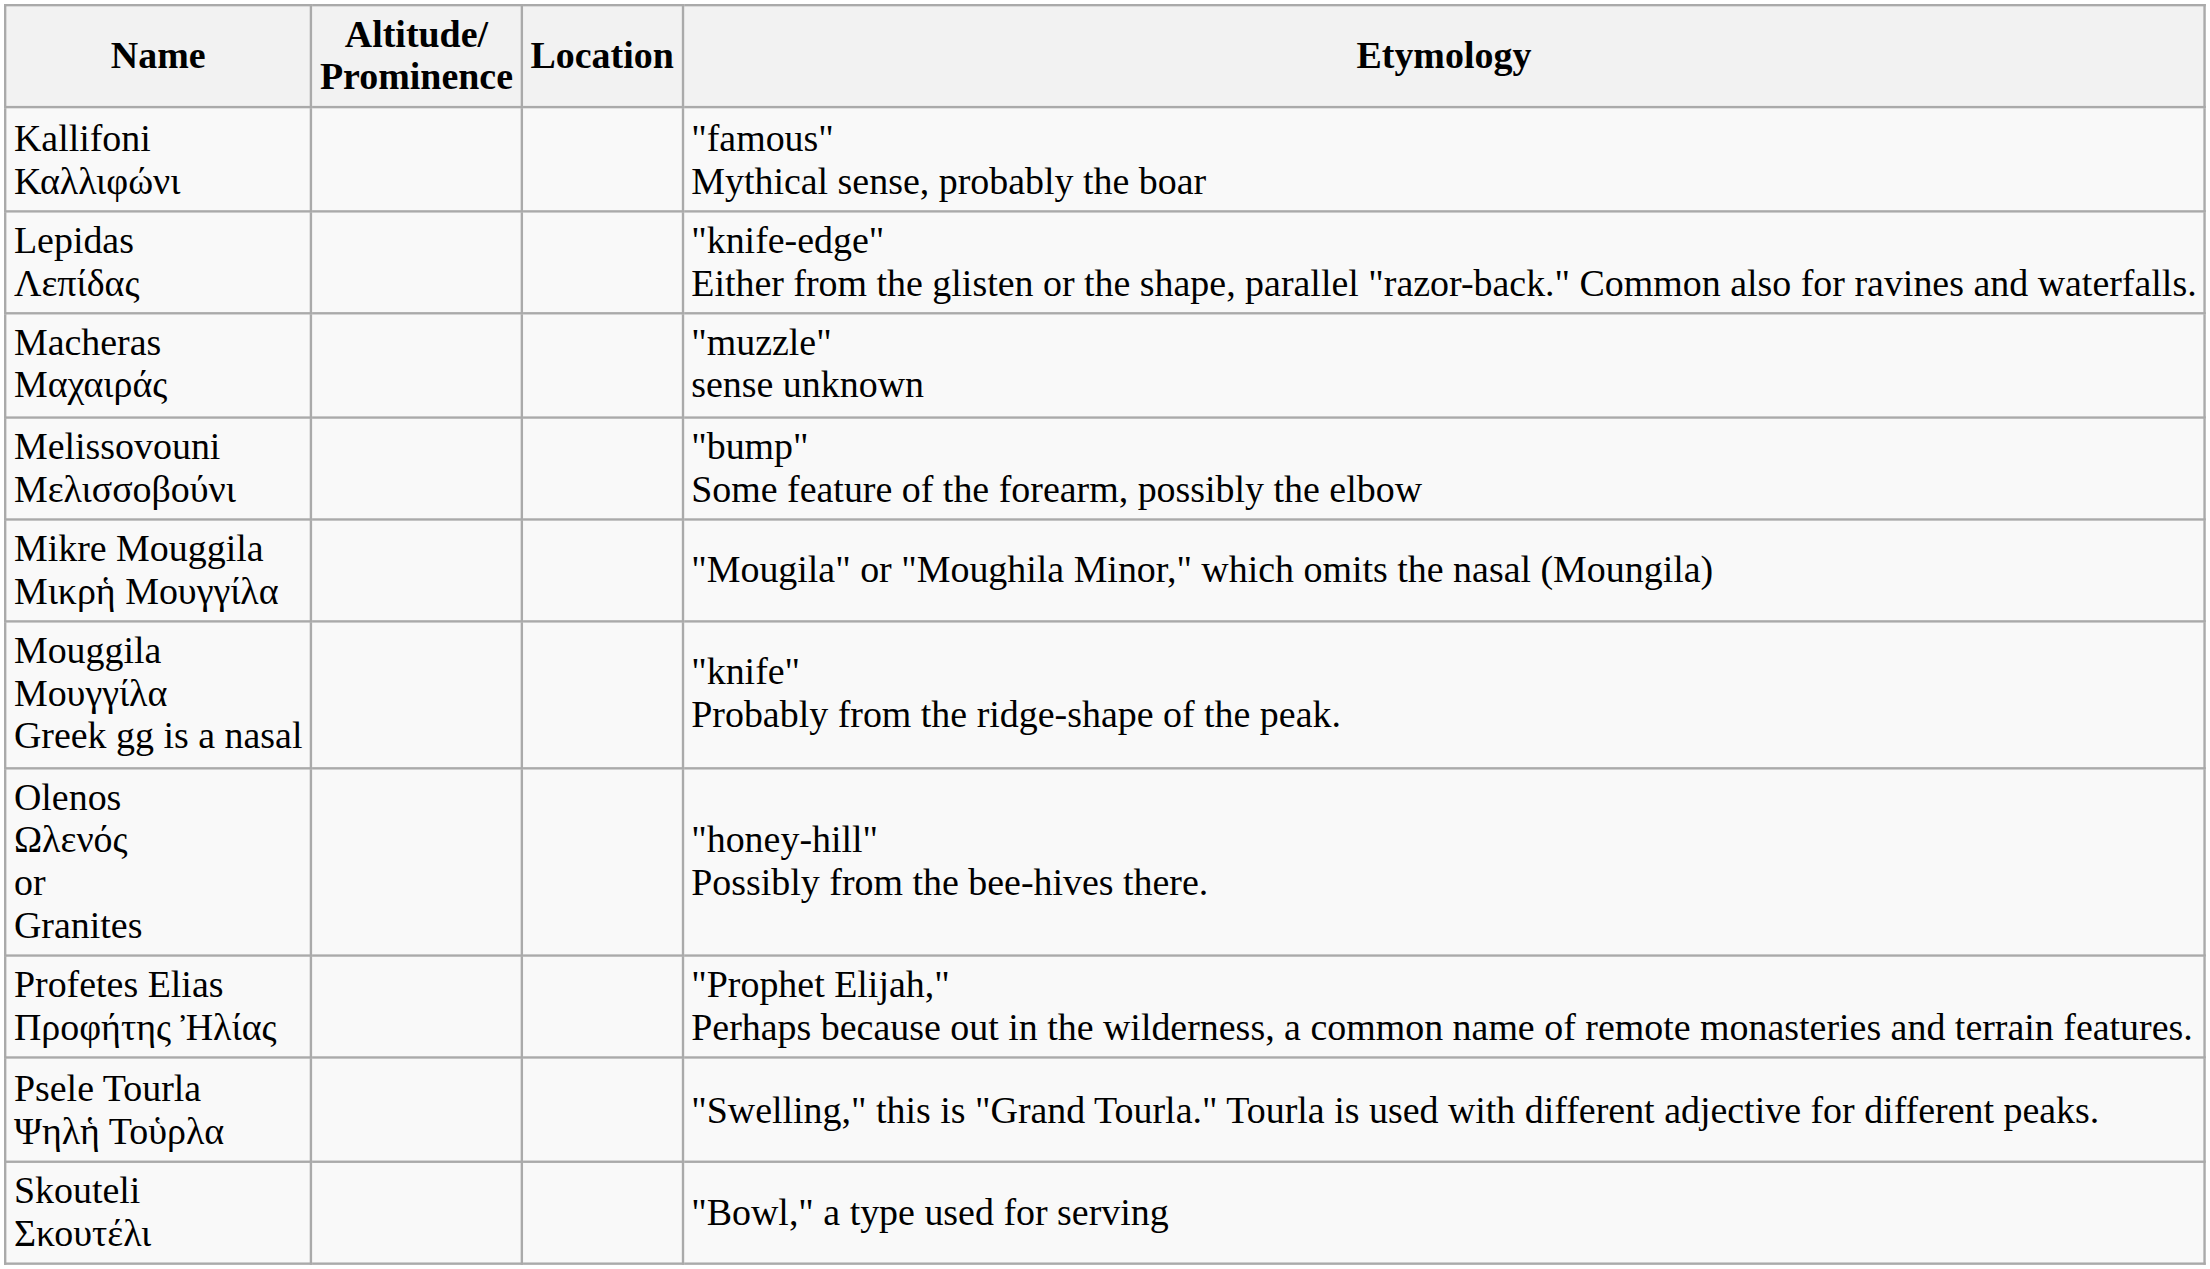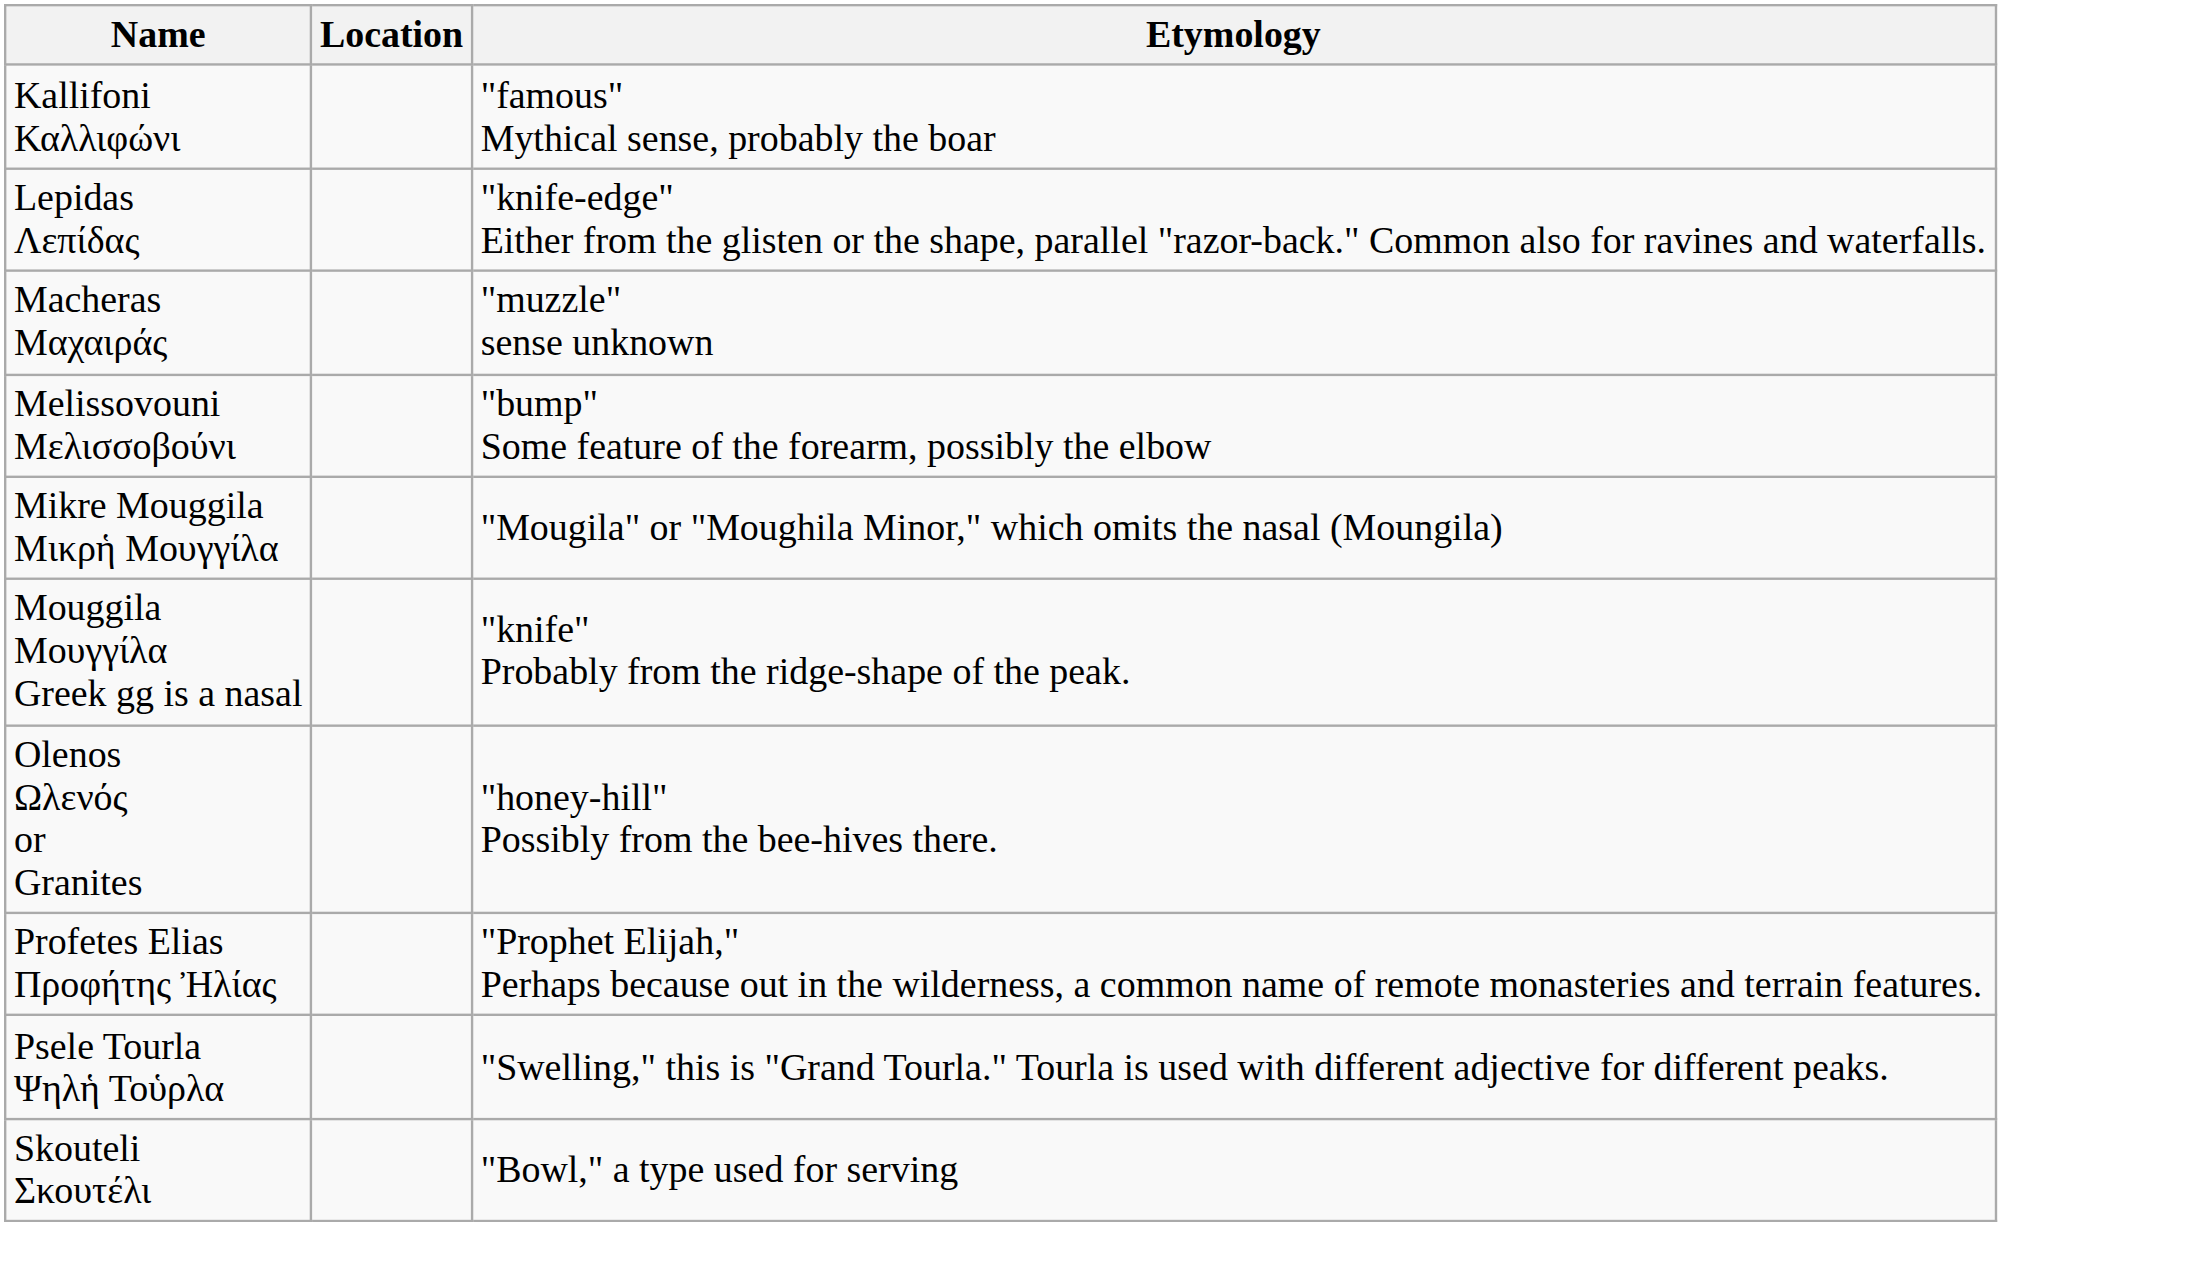- column: (416, 55)
